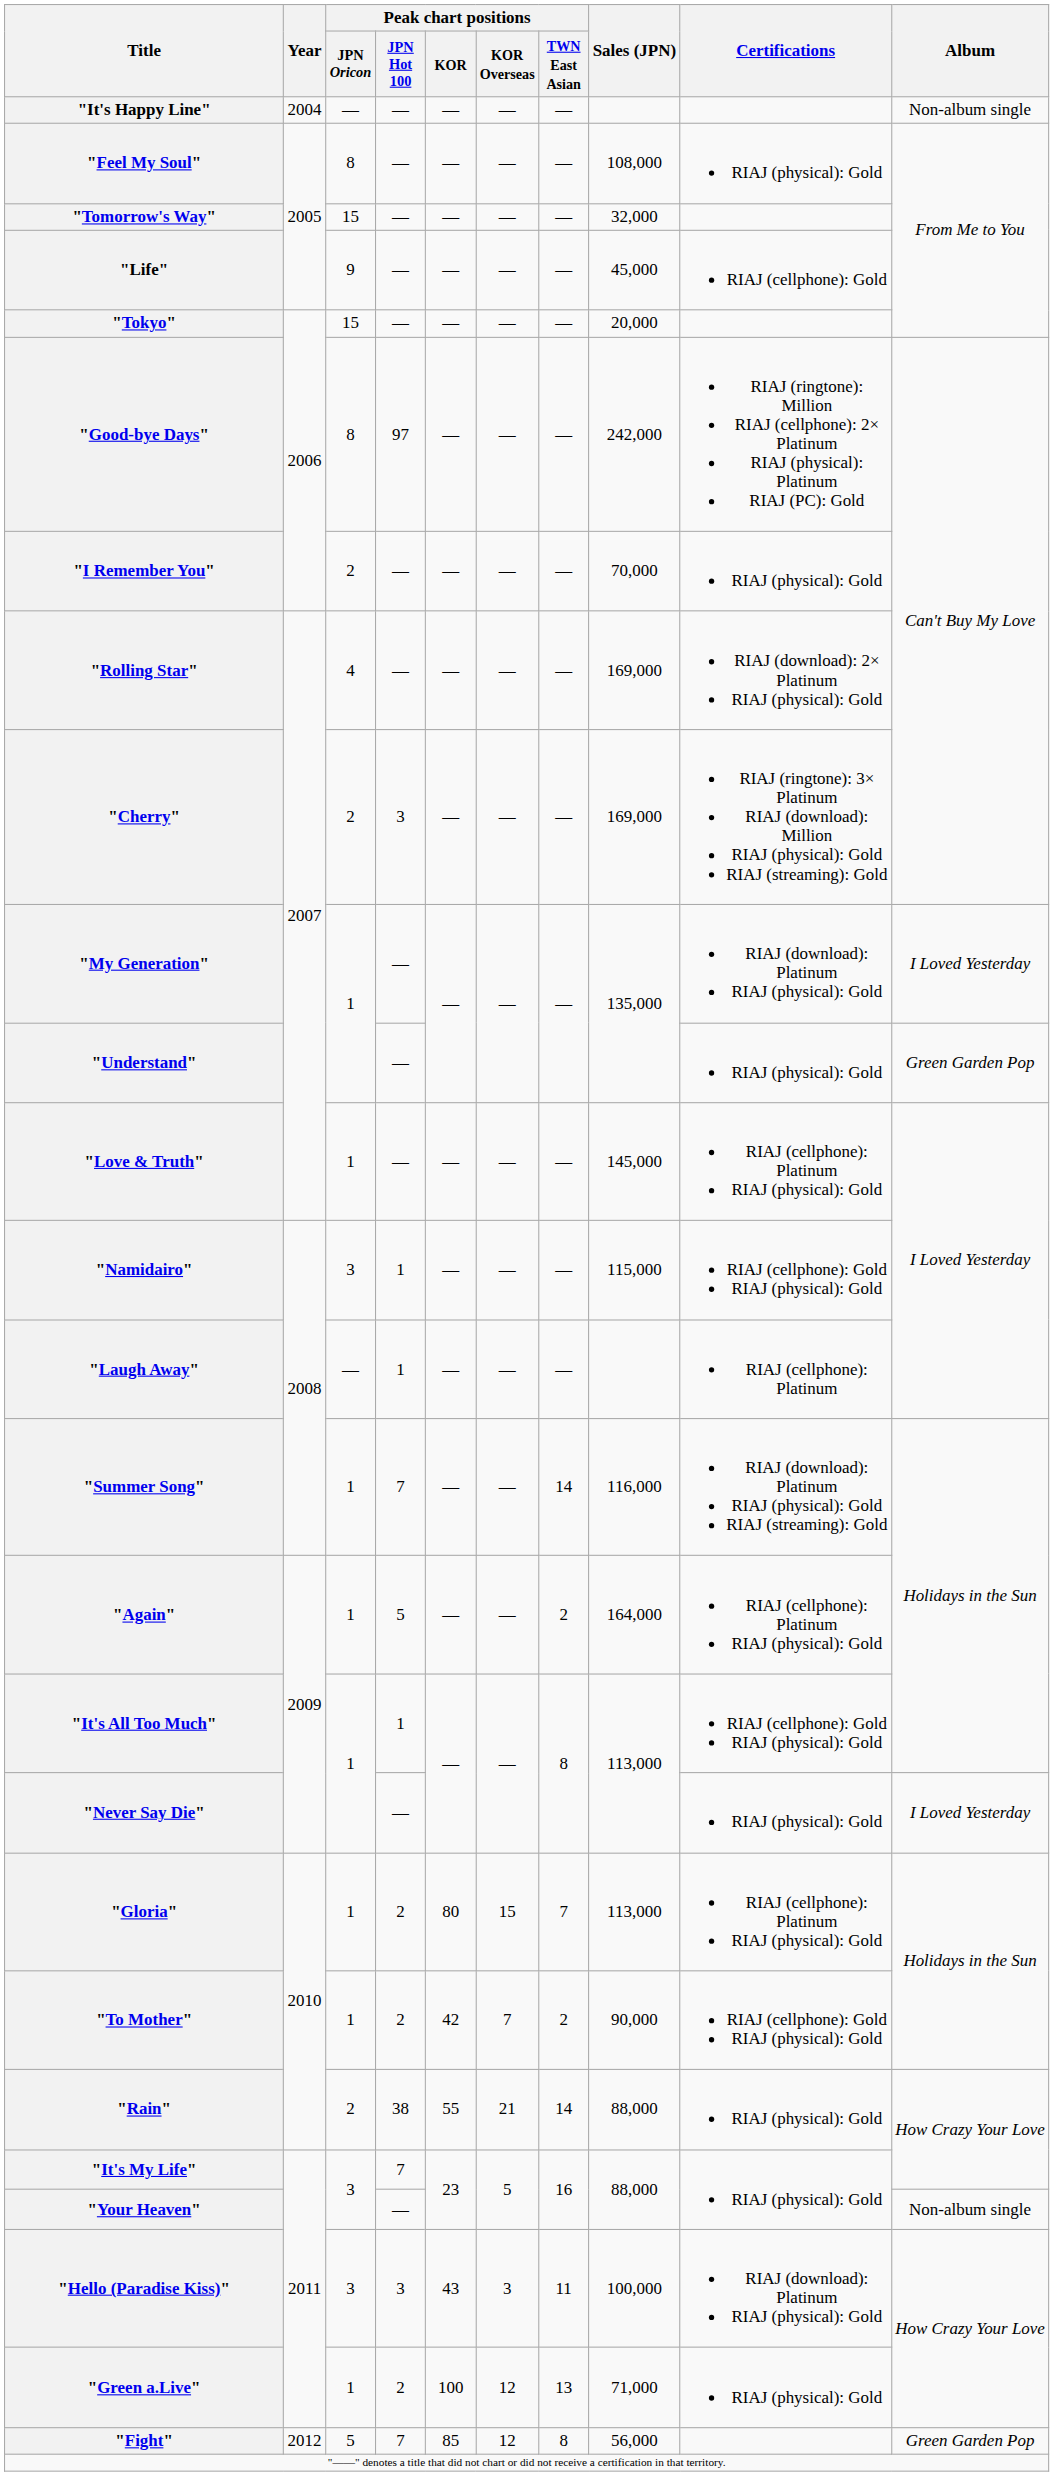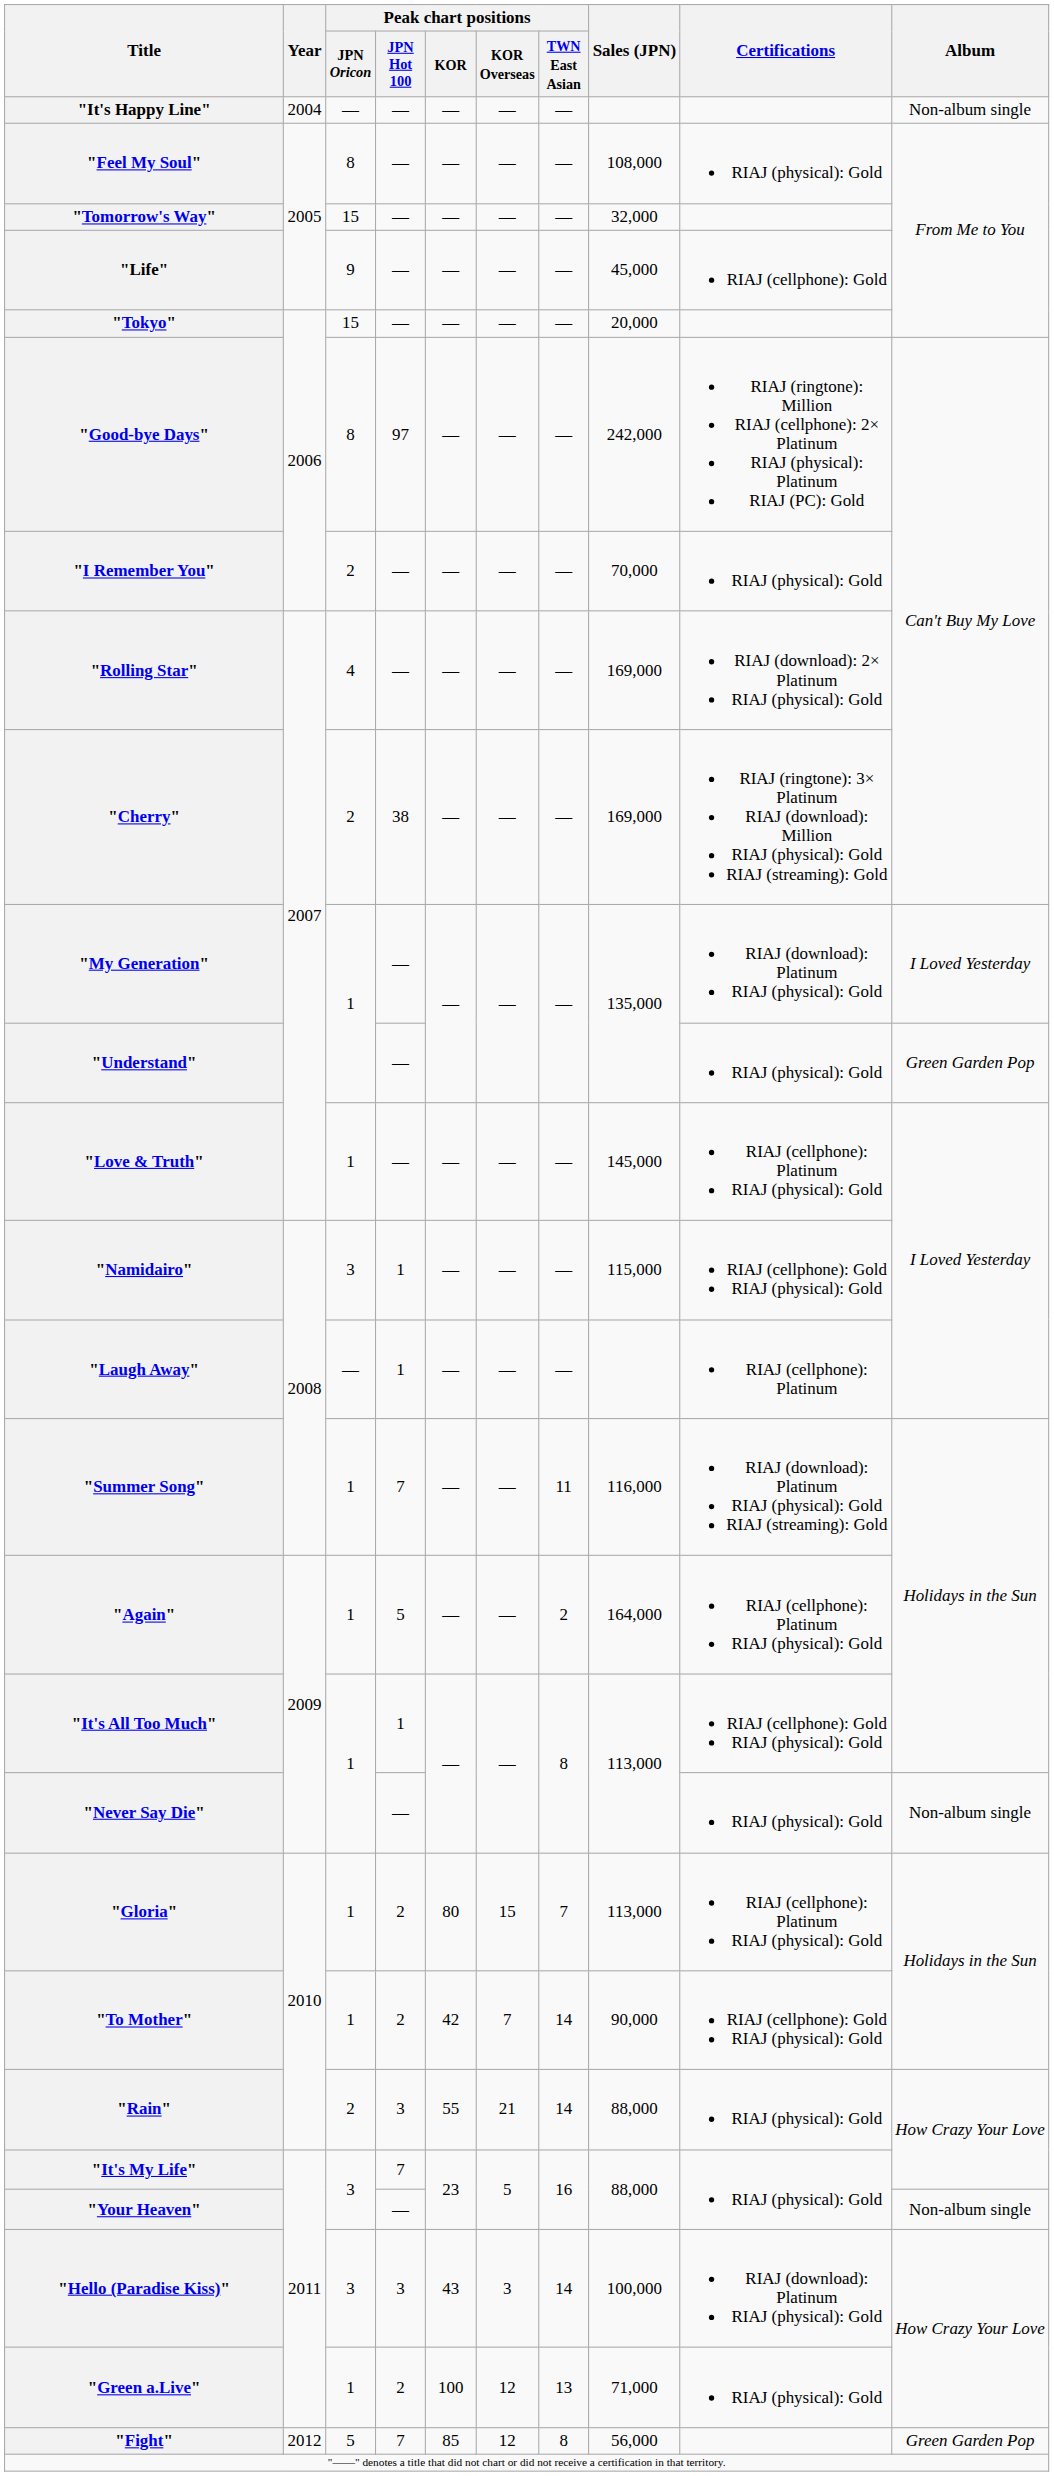(401, 816) 3 -> (401, 816) 38
(564, 1487) 14 -> (564, 1487) 11
(970, 1812) I Loved Yesterday -> (970, 1812) Non-album single
(564, 2020) 2 -> (564, 2020) 14
(401, 2109) 38 -> (401, 2109) 3
(564, 2288) 11 -> (564, 2288) 14
